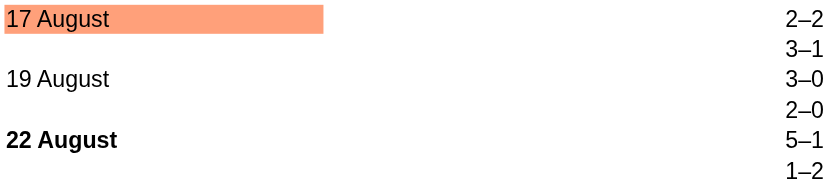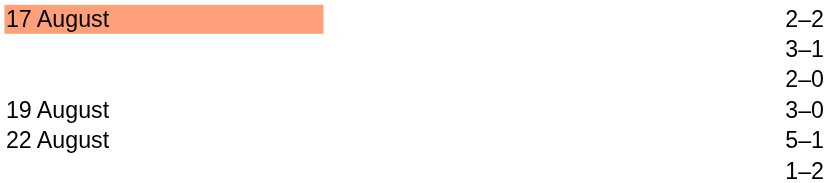rows swapped: (805, 79) <-> (805, 110)
(62, 140) bold -> (57, 140) normal
